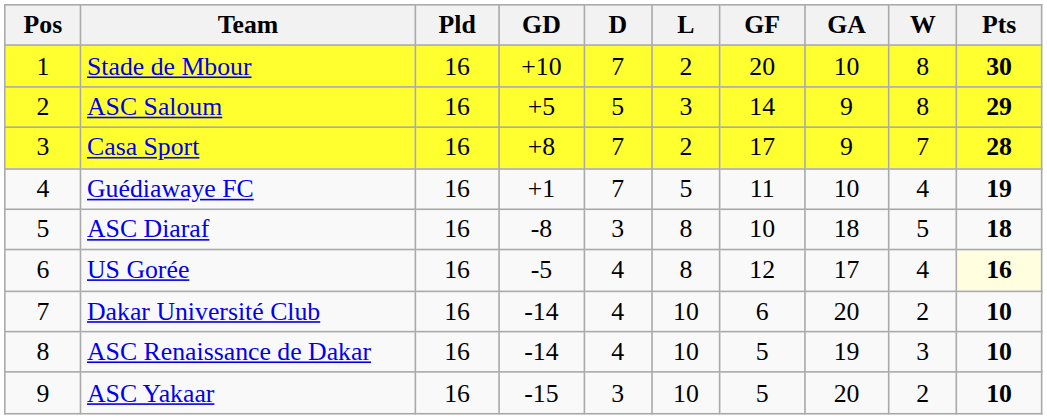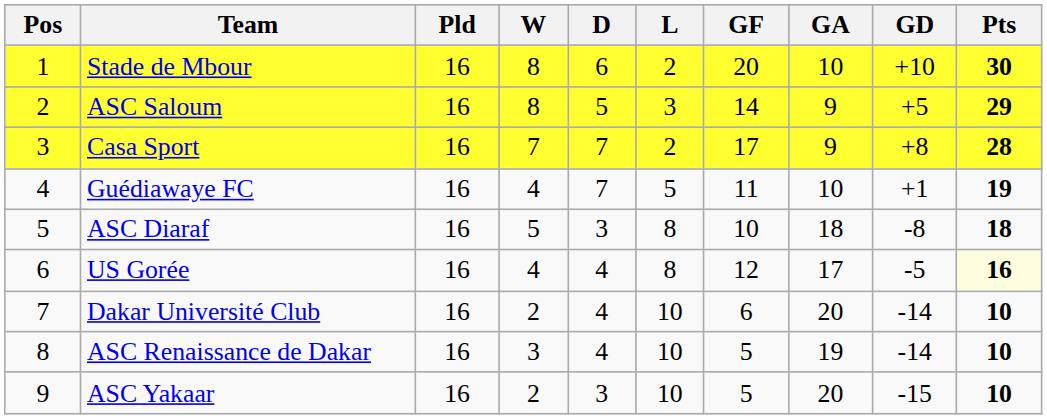columns swapped: (923, 24) <-> (541, 24)
(618, 65) 7 -> (602, 65) 6
